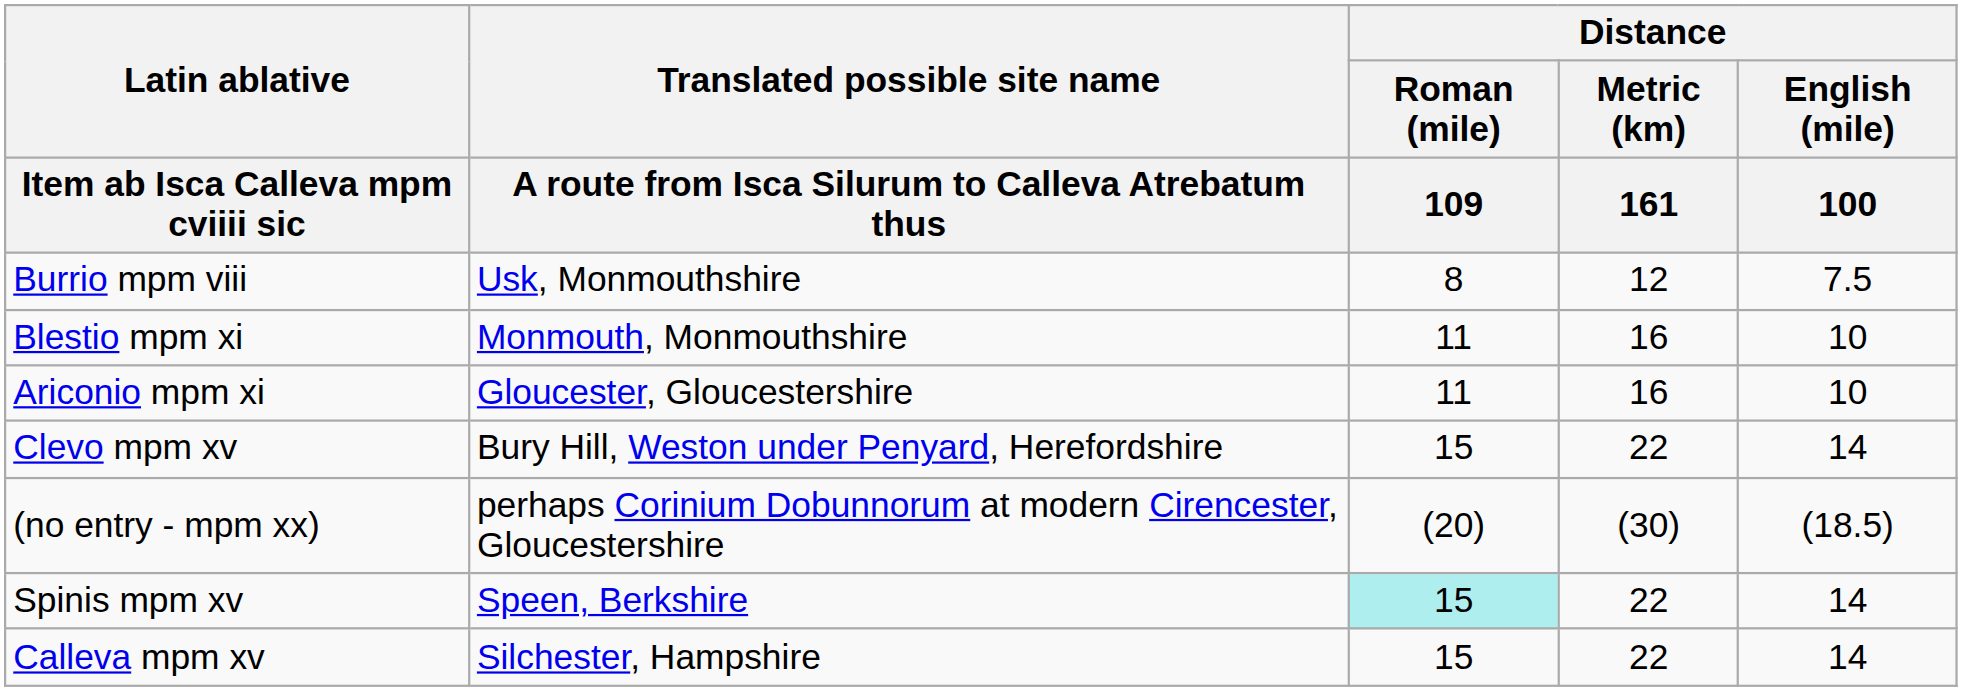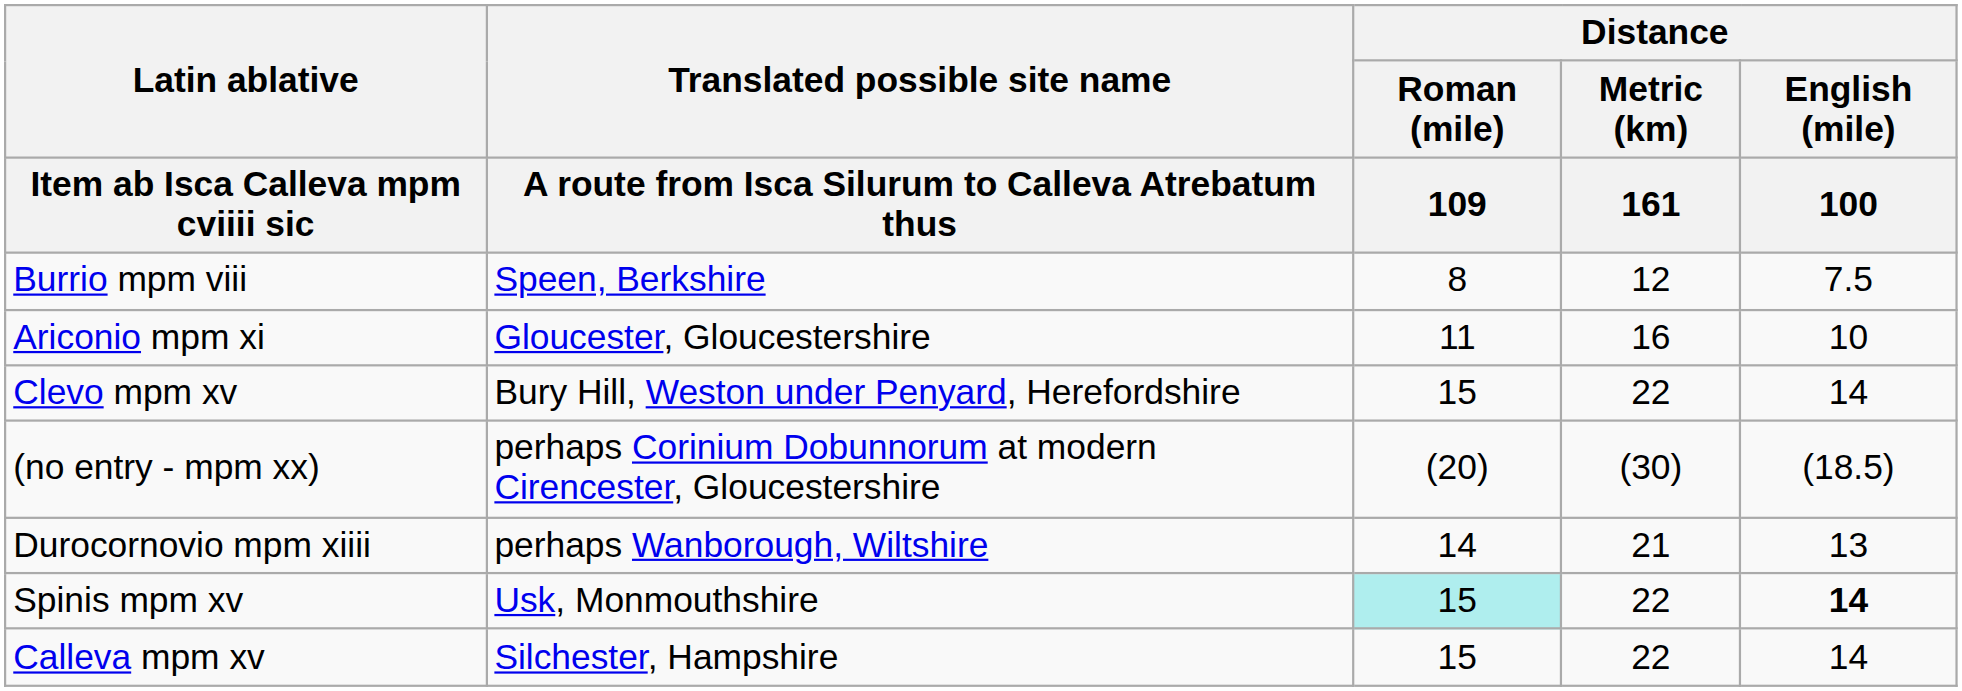(639, 280) Usk, Monmouthshire -> (630, 280) Speen, Berkshire
- row: (128, 336)
+ row: (192, 544)
(613, 600) Speen, Berkshire -> (657, 600) Usk, Monmouthshire
(1848, 600) normal -> (1848, 600) bold
